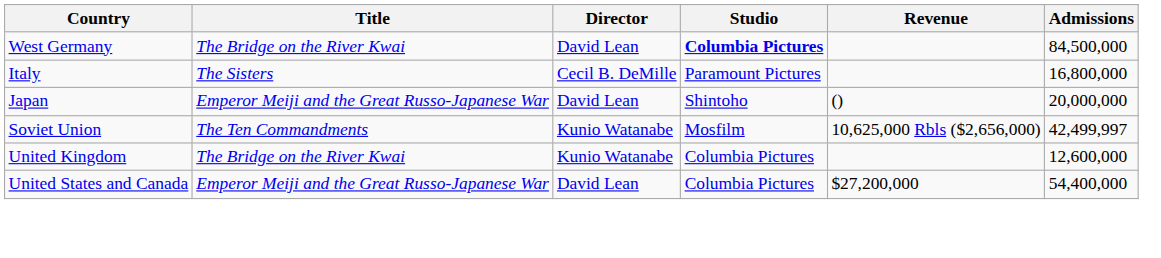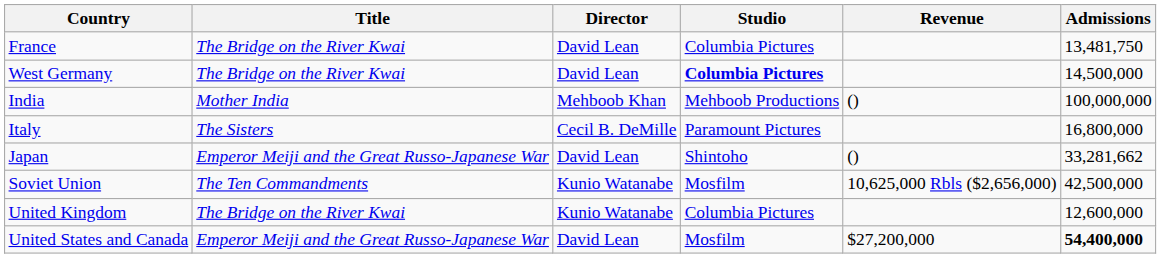+ row: (32, 45)
(1088, 45) 84,500,000 -> (1104, 73) 14,500,000
+ row: (26, 101)
(1088, 101) 20,000,000 -> (1104, 156) 33,281,662
(1088, 128) 42,499,997 -> (1104, 184) 42,500,000
(749, 184) Columbia Pictures -> (715, 239) Mosfilm
(1088, 184) normal -> (1104, 239) bold
